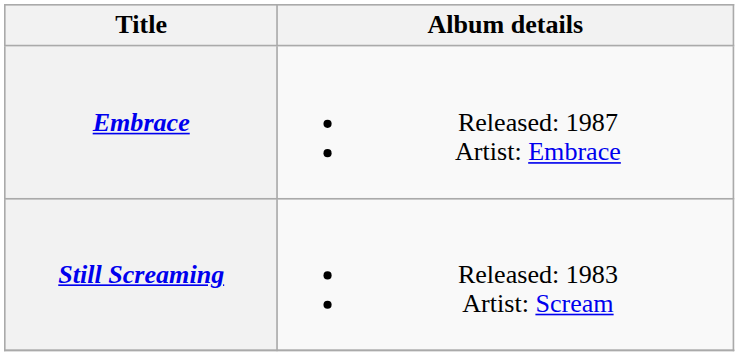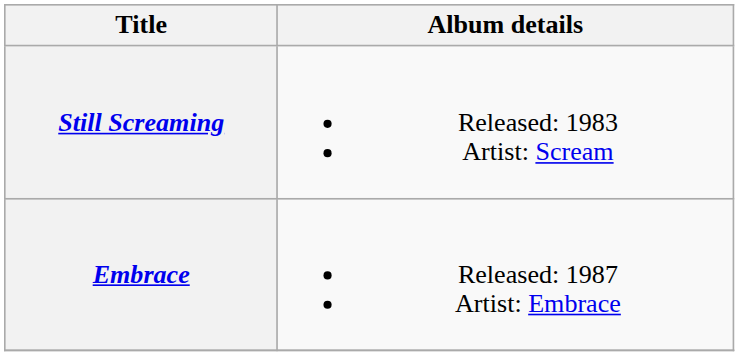rows swapped: (141, 274) <-> (141, 121)
